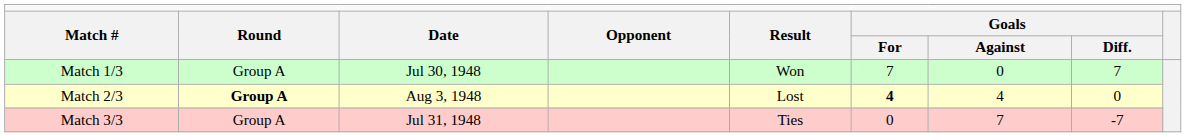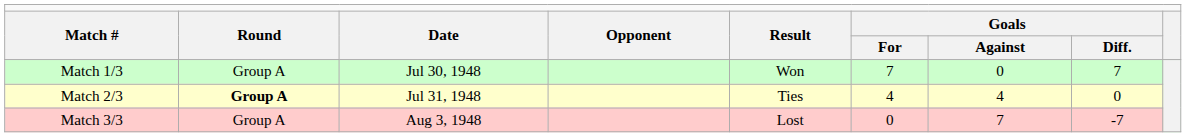(444, 95) Aug 3, 1948 -> (444, 95) Jul 31, 1948
(790, 95) Lost -> (790, 95) Ties
(890, 95) bold -> (890, 95) normal
(444, 119) Jul 31, 1948 -> (444, 119) Aug 3, 1948
(790, 119) Ties -> (790, 119) Lost
